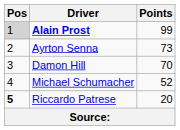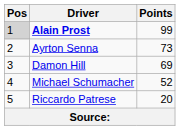(167, 65) 70 -> (167, 65) 69
(10, 100) bold -> (10, 100) normal
